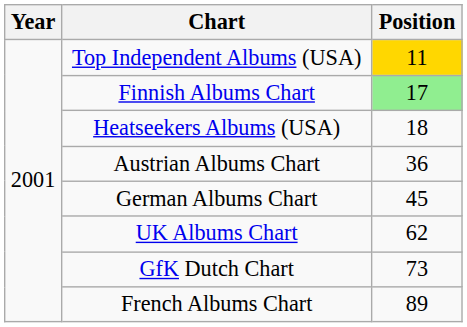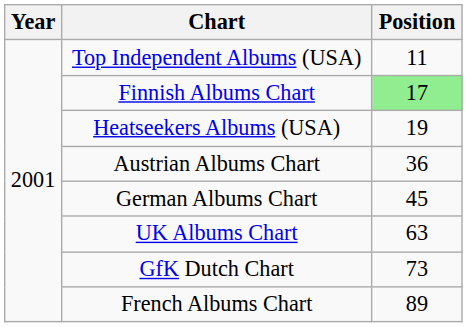(417, 57) gold background -> (417, 57) no background
(417, 127) 18 -> (417, 127) 19
(417, 233) 62 -> (417, 233) 63
